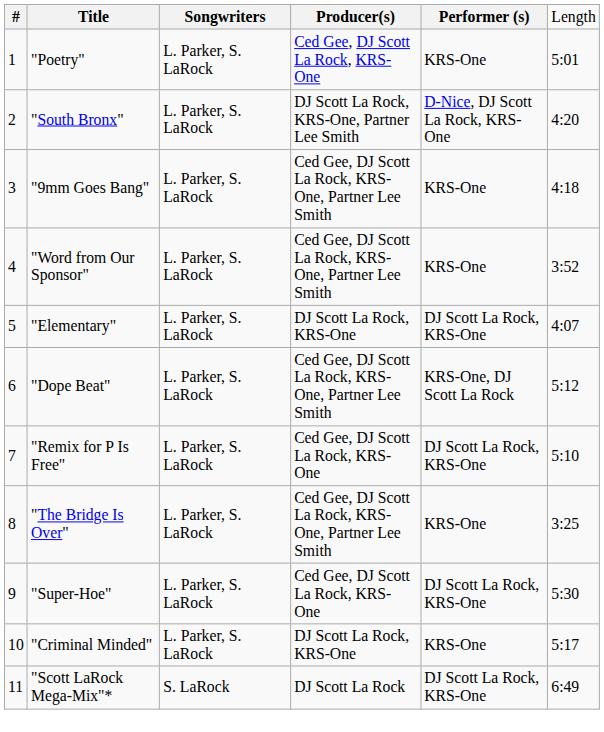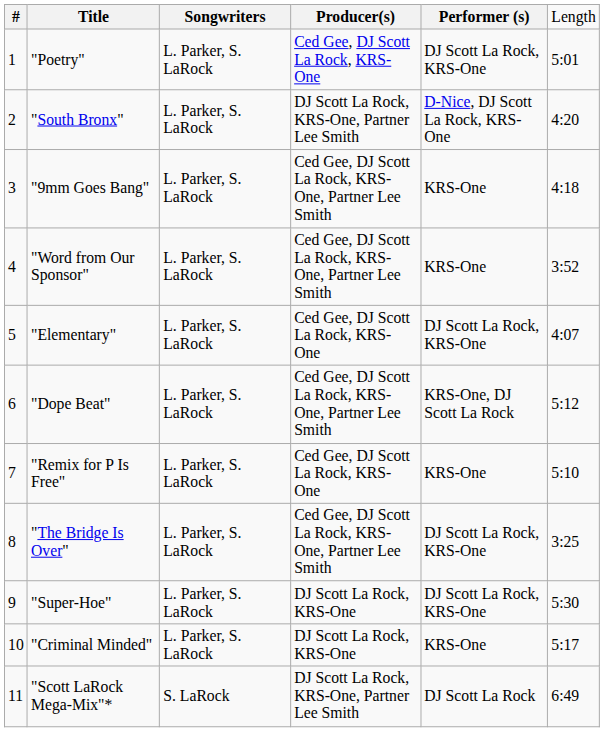(455, 59) KRS-One -> (482, 59) DJ Scott La Rock, KRS-One
(352, 326) DJ Scott La Rock, KRS-One -> (352, 335) Ced Gee, DJ Scott La Rock, KRS-One
(482, 455) DJ Scott La Rock, KRS-One -> (455, 473) KRS-One
(455, 524) KRS-One -> (482, 542) DJ Scott La Rock, KRS-One
(352, 593) Ced Gee, DJ Scott La Rock, KRS-One -> (352, 602) DJ Scott La Rock, KRS-One
(350, 687) DJ Scott La Rock -> (352, 696) DJ Scott La Rock, KRS-One, Partner Lee Smith
(482, 687) DJ Scott La Rock, KRS-One -> (480, 696) DJ Scott La Rock
